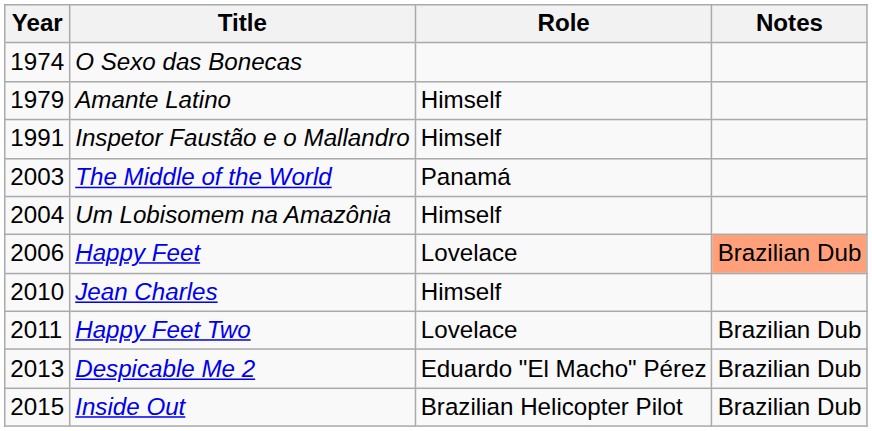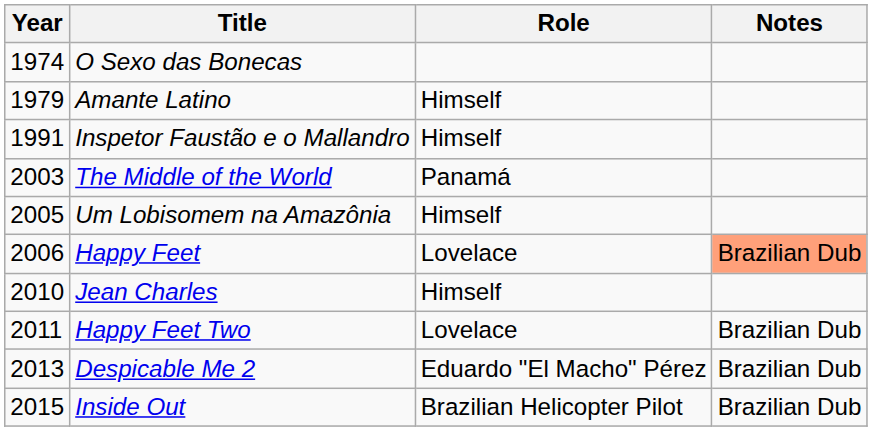(37, 215) 2004 -> (37, 215) 2005
